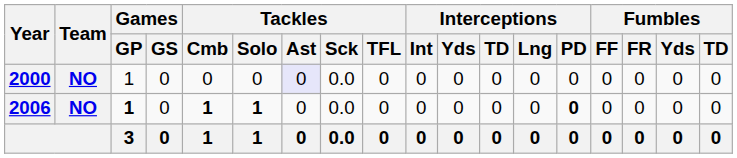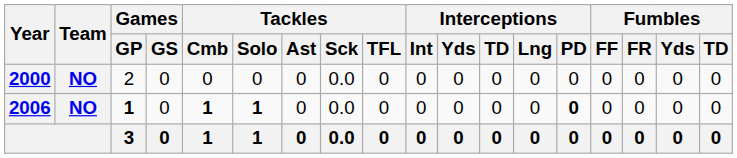(129, 78) 1 -> (129, 78) 2
(301, 78) lavender background -> (301, 78) no background
